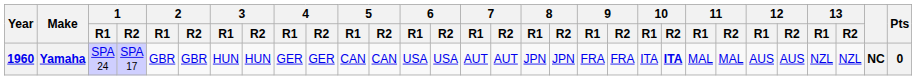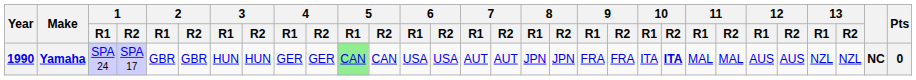(21, 59) 1960 -> (21, 59) 1990
(353, 59) no background -> (353, 59) lightgreen background
